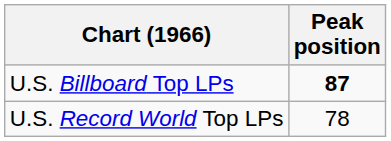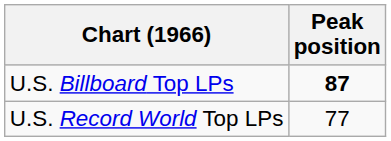(337, 118) 78 -> (337, 118) 77
